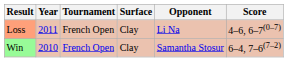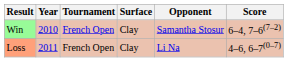rows swapped: (15, 47) <-> (16, 29)
